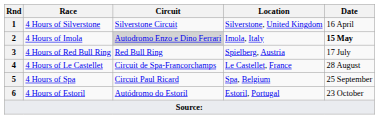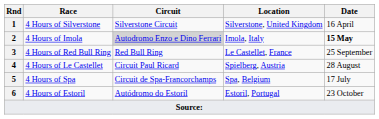(255, 51) Spielberg, Austria -> (258, 51) Le Castellet, France
(339, 51) 17 July -> (349, 51) 25 September
(165, 65) Circuit de Spa-Francorchamps -> (147, 65) Circuit Paul Ricard
(258, 65) Le Castellet, France -> (255, 65) Spielberg, Austria
(147, 79) Circuit Paul Ricard -> (165, 79) Circuit de Spa-Francorchamps
(349, 79) 25 September -> (339, 79) 17 July
